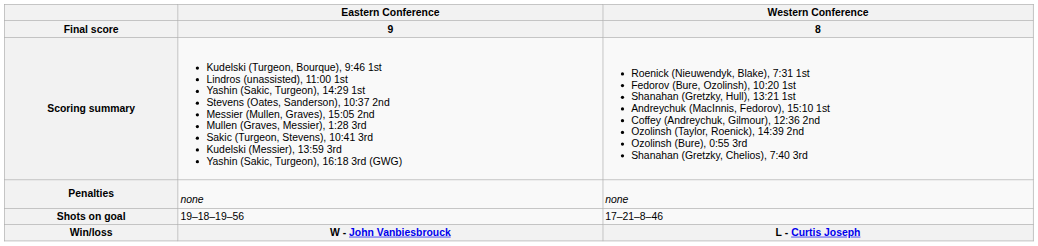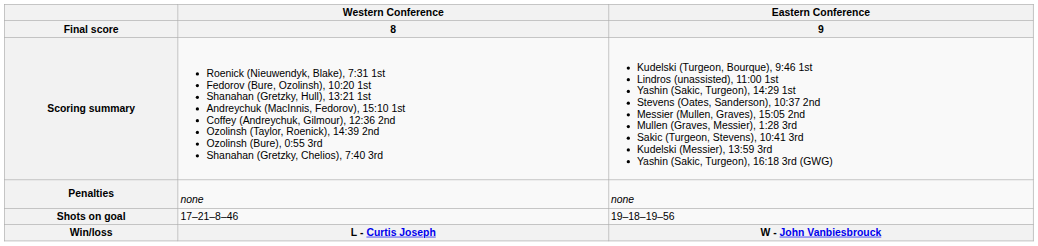columns swapped: (818, 29) <-> (390, 29)
